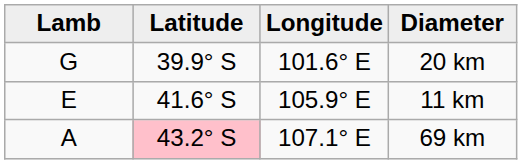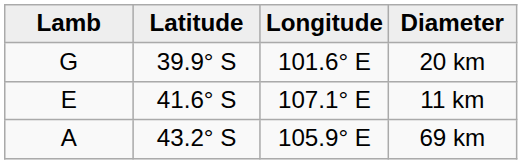(324, 100) 105.9° E -> (324, 100) 107.1° E
(197, 138) pink background -> (197, 138) no background
(324, 138) 107.1° E -> (324, 138) 105.9° E
